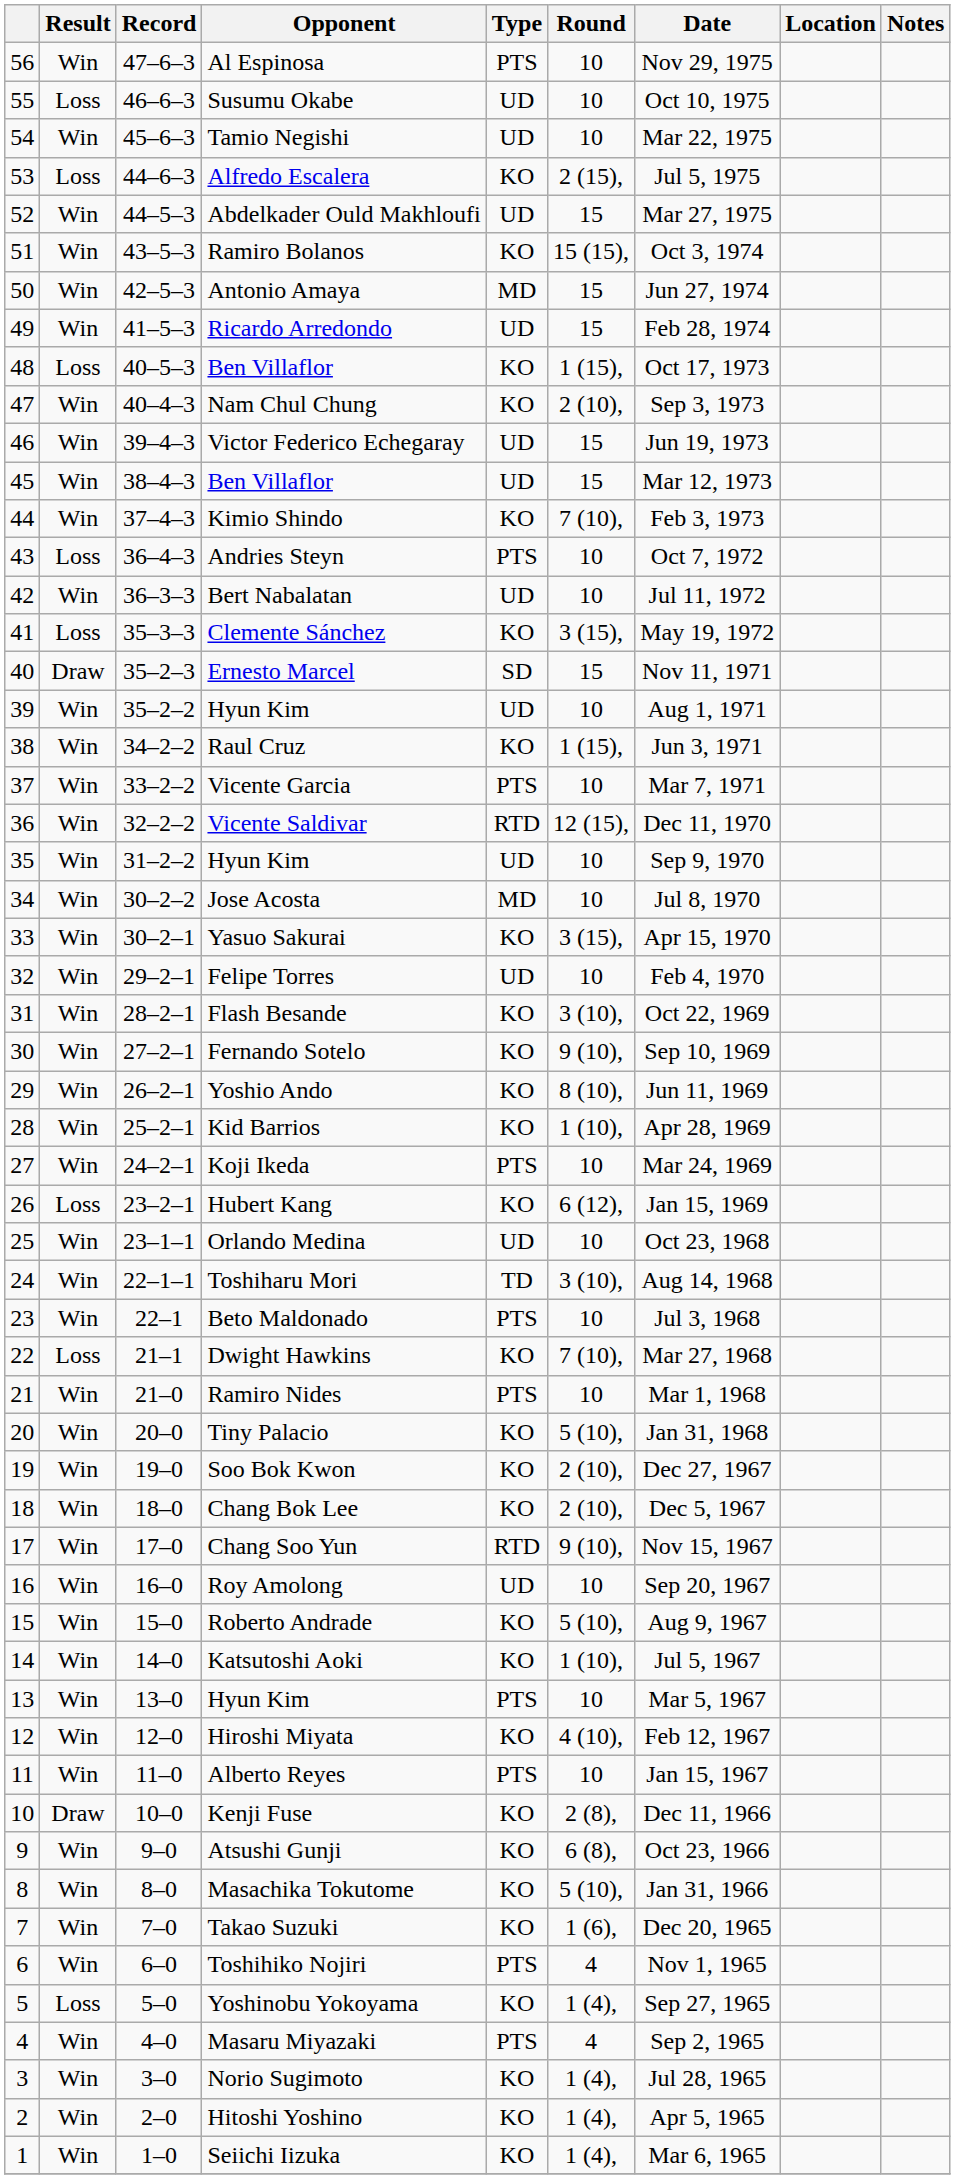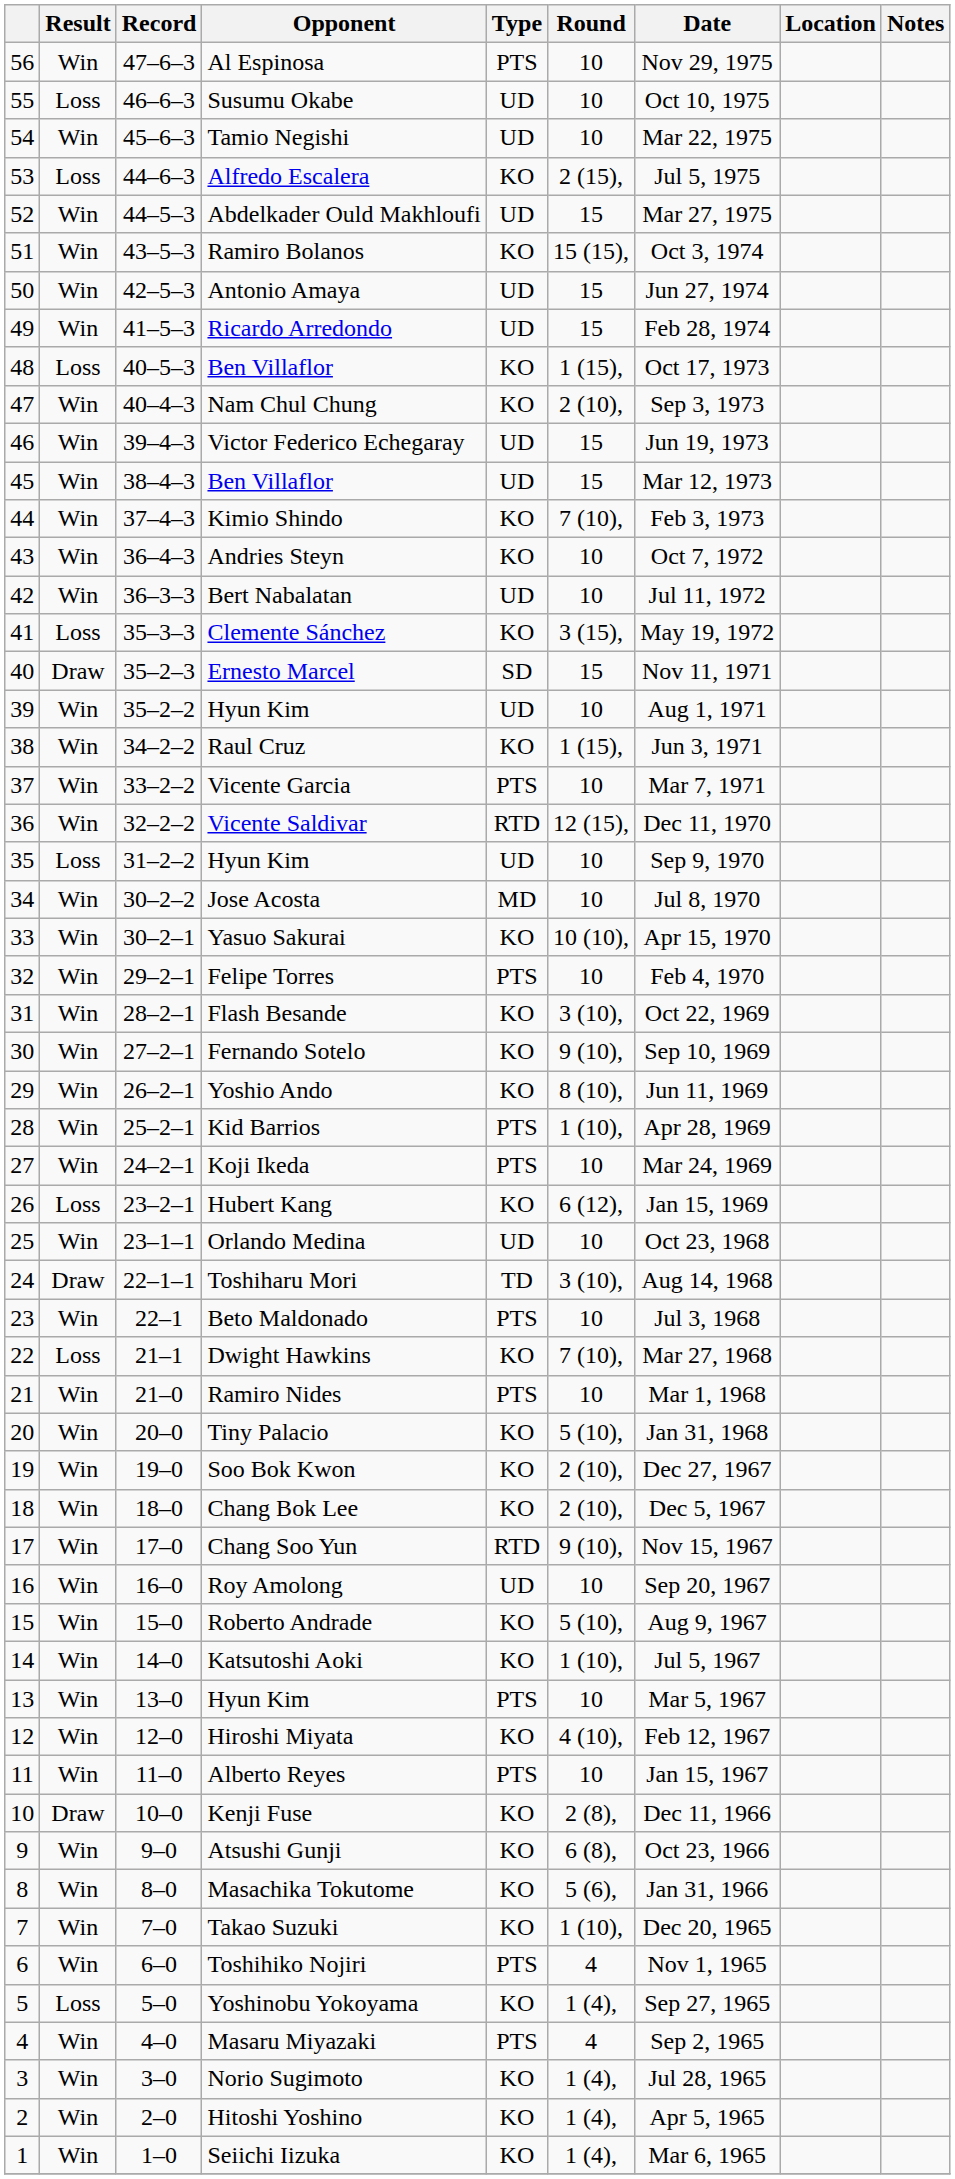(517, 289) MD -> (517, 289) UD
(78, 556) Loss -> (78, 556) Win
(517, 556) PTS -> (517, 556) KO
(78, 860) Win -> (78, 860) Loss
(591, 937) 3 (15), -> (591, 937) 10 (10),
(517, 975) UD -> (517, 975) PTS
(517, 1127) KO -> (517, 1127) PTS
(78, 1279) Win -> (78, 1279) Draw
(591, 1888) 5 (10), -> (591, 1888) 5 (6),
(591, 1926) 1 (6), -> (591, 1926) 1 (10),
